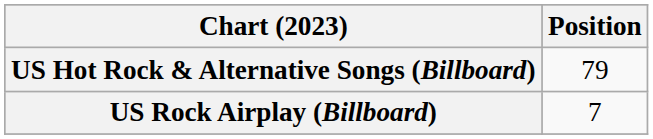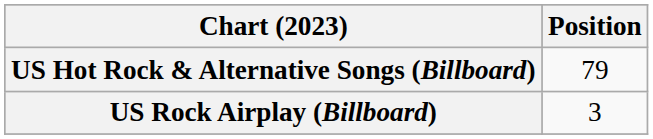(595, 112) 7 -> (595, 112) 3
